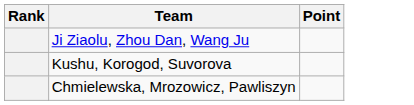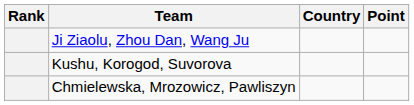+ column: (331, 16)
